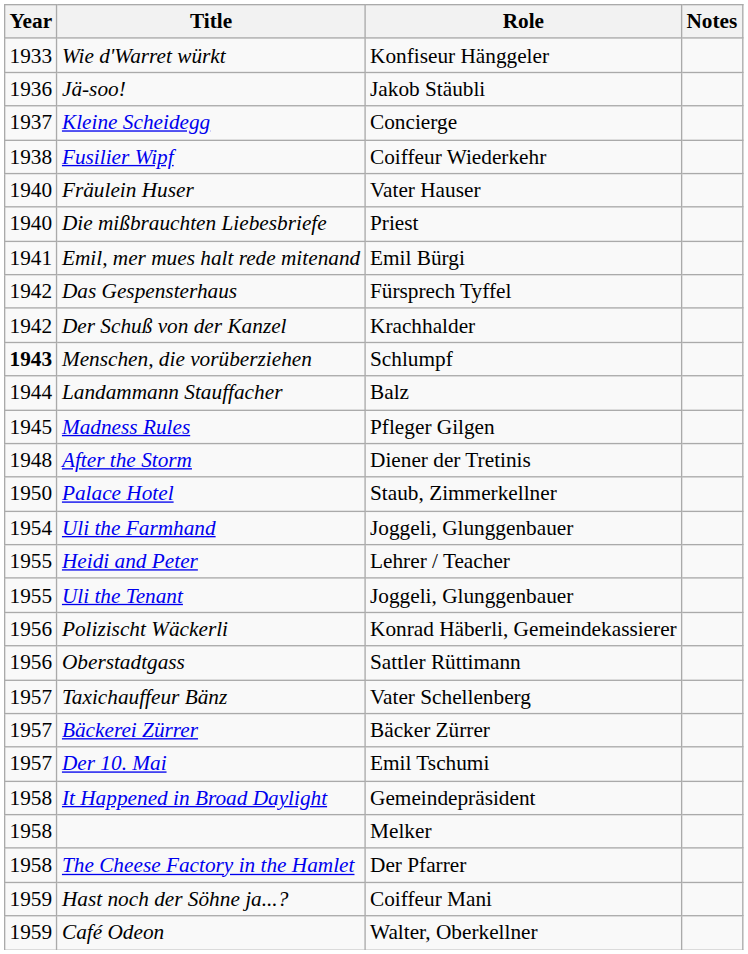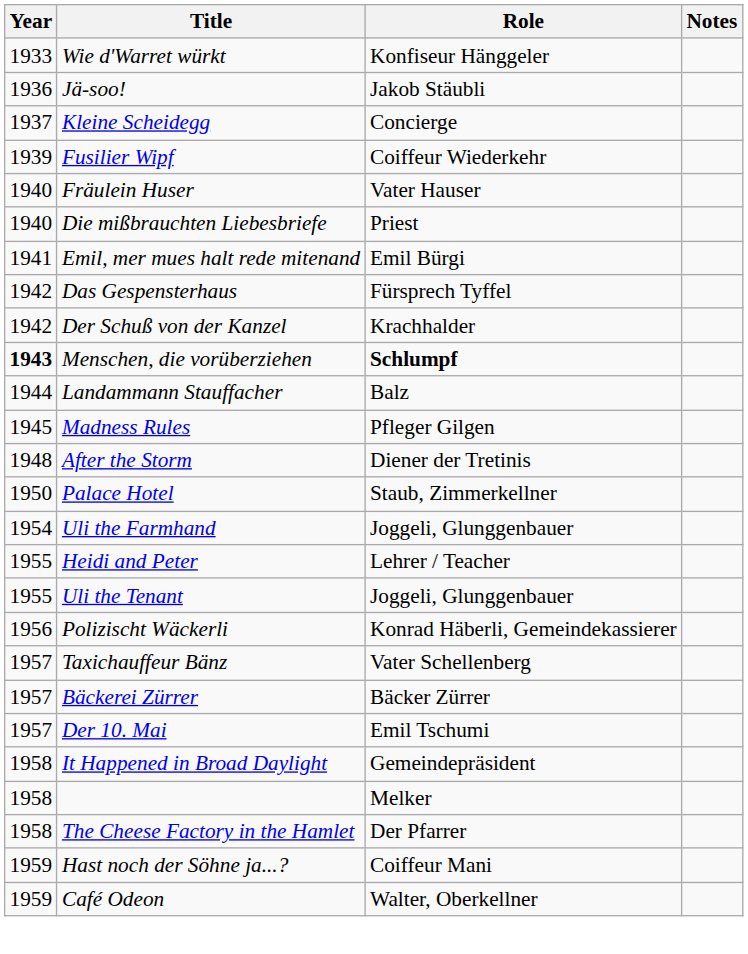(31, 156) 1938 -> (31, 156) 1939
(411, 358) normal -> (414, 358) bold
- row: (123, 662)
